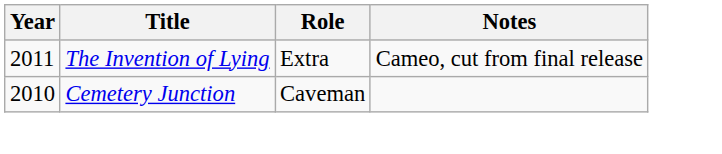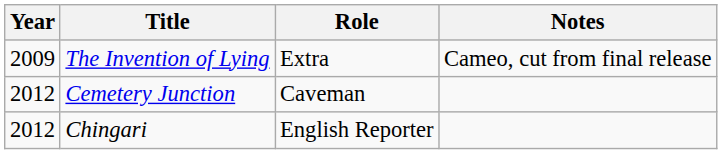(32, 58) 2011 -> (32, 58) 2009
(32, 93) 2010 -> (32, 93) 2012
+ row: (106, 129)
